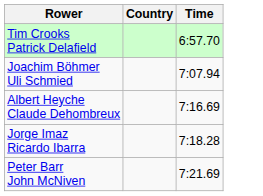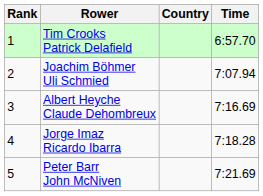+ column: (22, 14)
